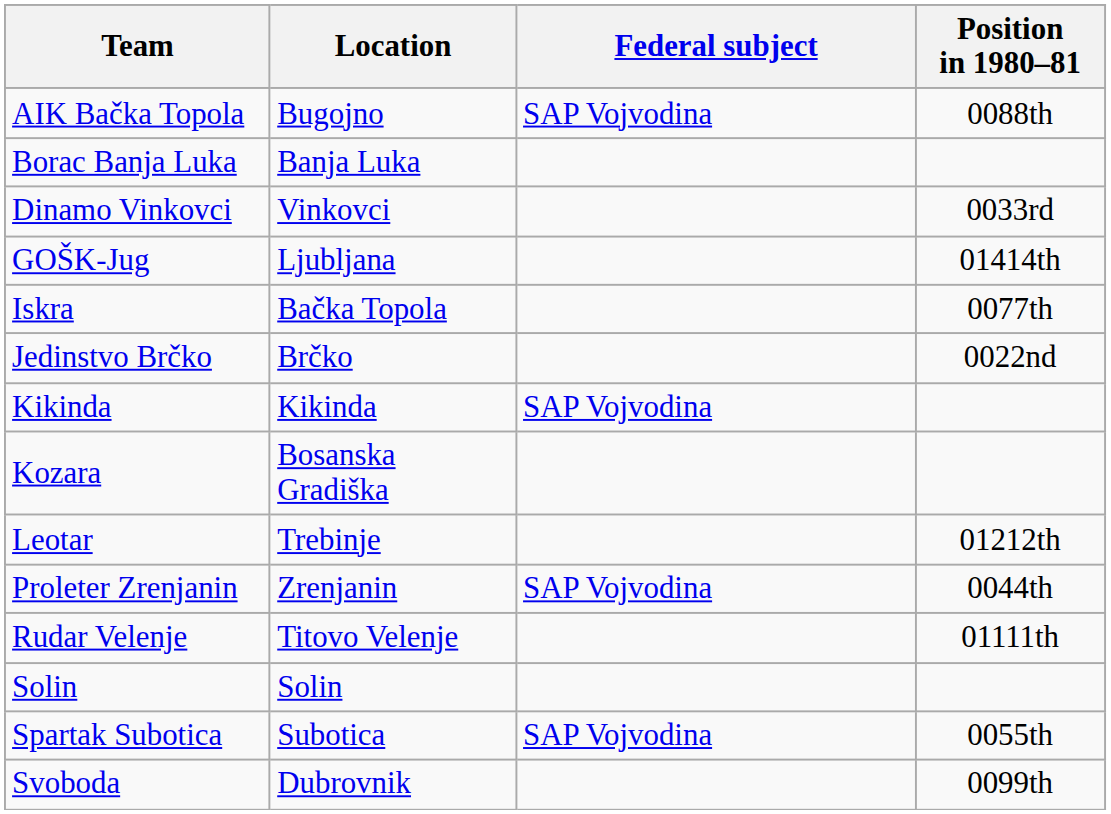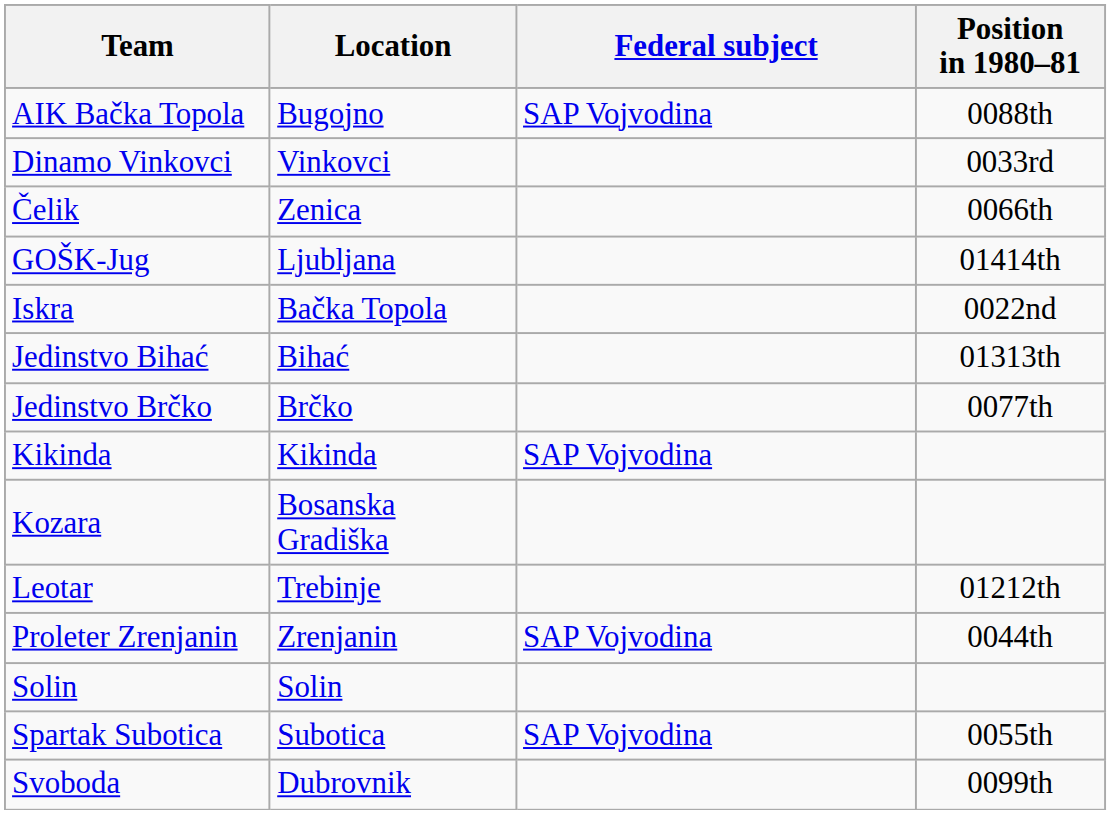- row: (124, 161)
+ row: (46, 210)
(1010, 308) 0077th -> (1010, 308) 0022nd
+ row: (110, 357)
(1010, 357) 0022nd -> (1010, 406) 0077th
- row: (100, 637)
